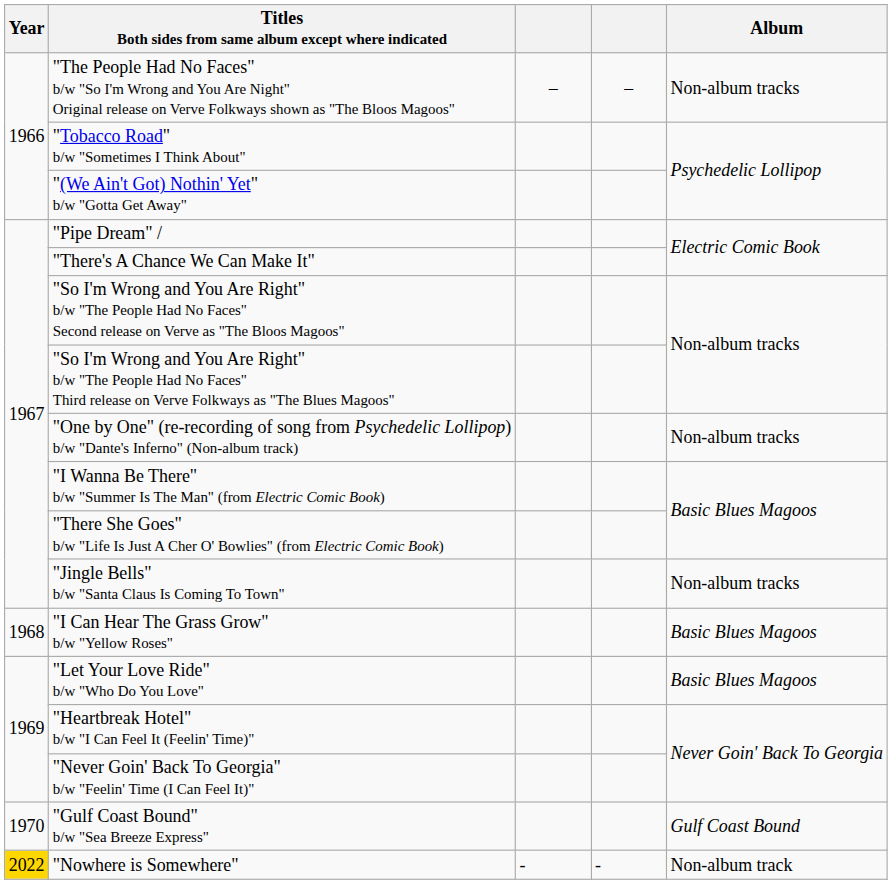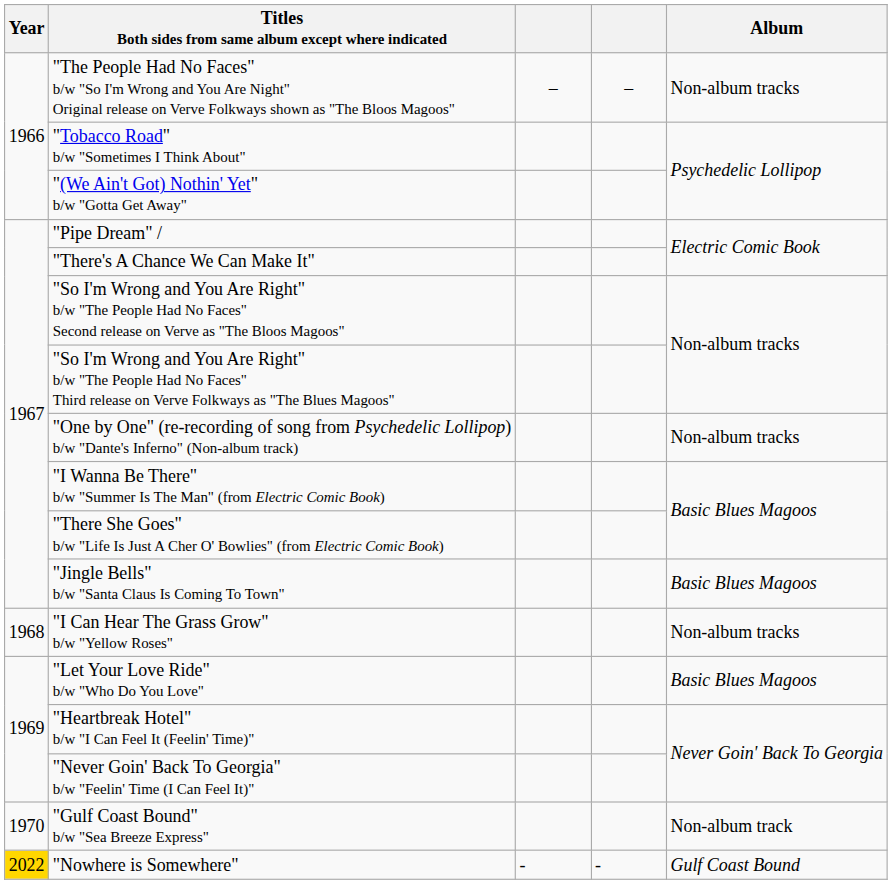(735, 583) Non-album tracks -> (744, 583) Basic Blues Magoos
(744, 631) Basic Blues Magoos -> (735, 631) Non-album tracks
(735, 826) Gulf Coast Bound -> (731, 826) Non-album track
(731, 864) Non-album track -> (735, 864) Gulf Coast Bound
